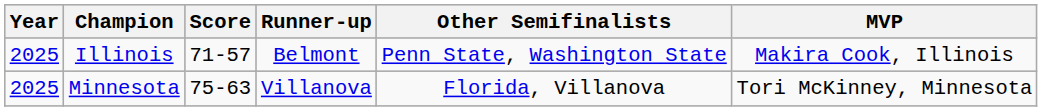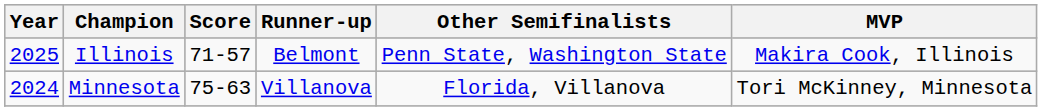(34, 88) 2025 -> (34, 88) 2024
